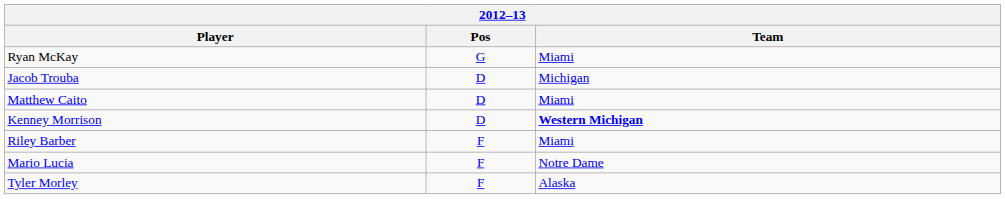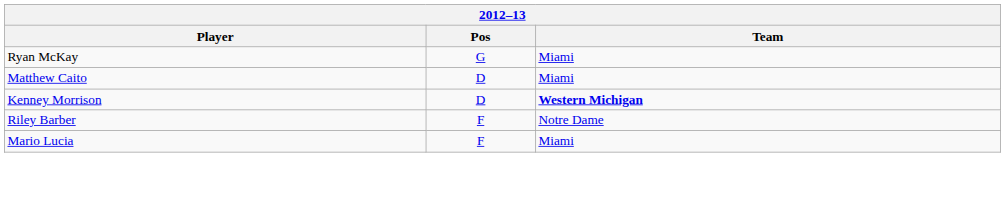- row: (43, 78)
(556, 141) Miami -> (571, 120) Notre Dame
(571, 162) Notre Dame -> (556, 141) Miami
- row: (43, 183)
